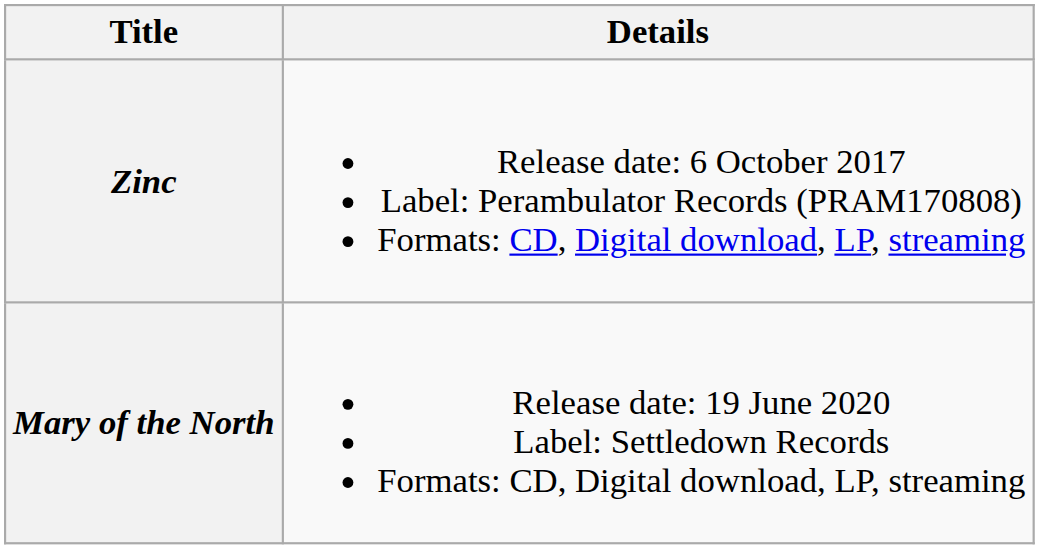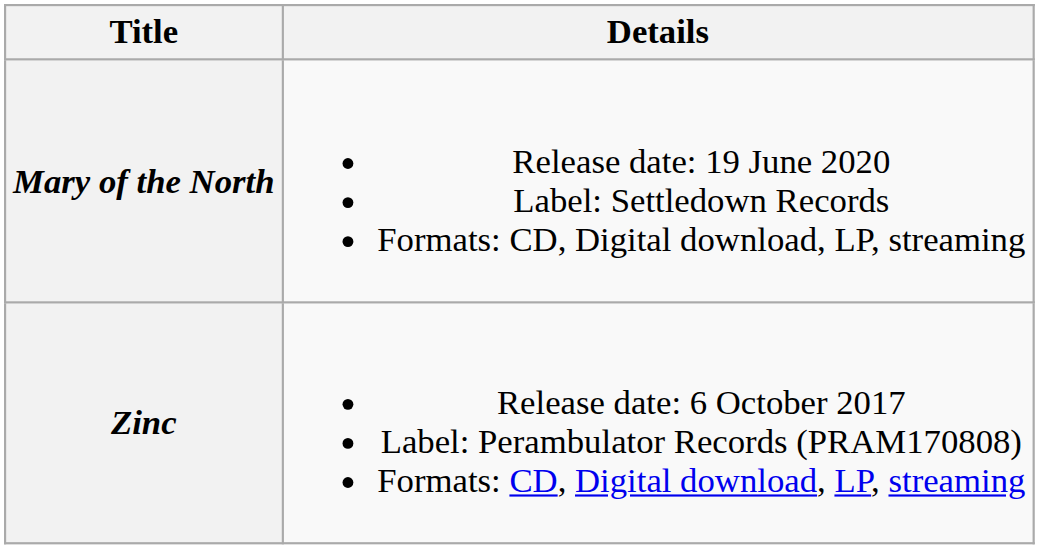rows swapped: (144, 180) <-> (144, 422)
